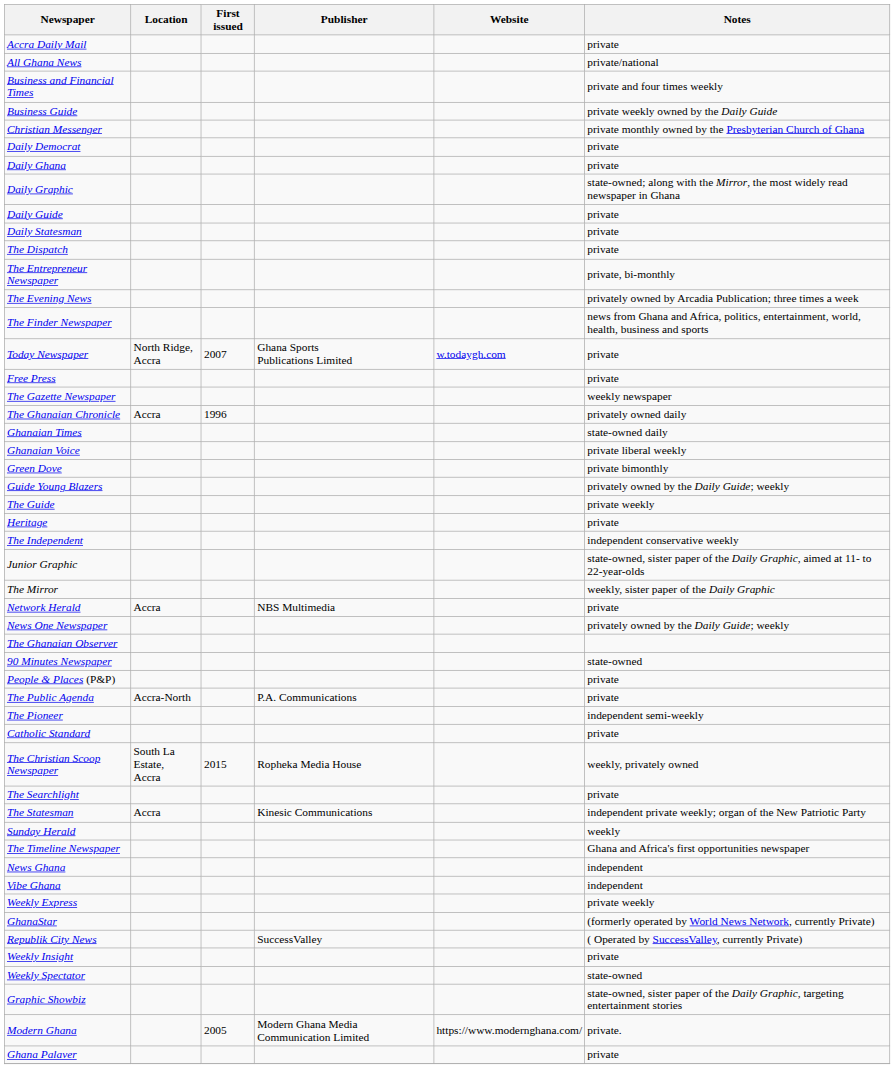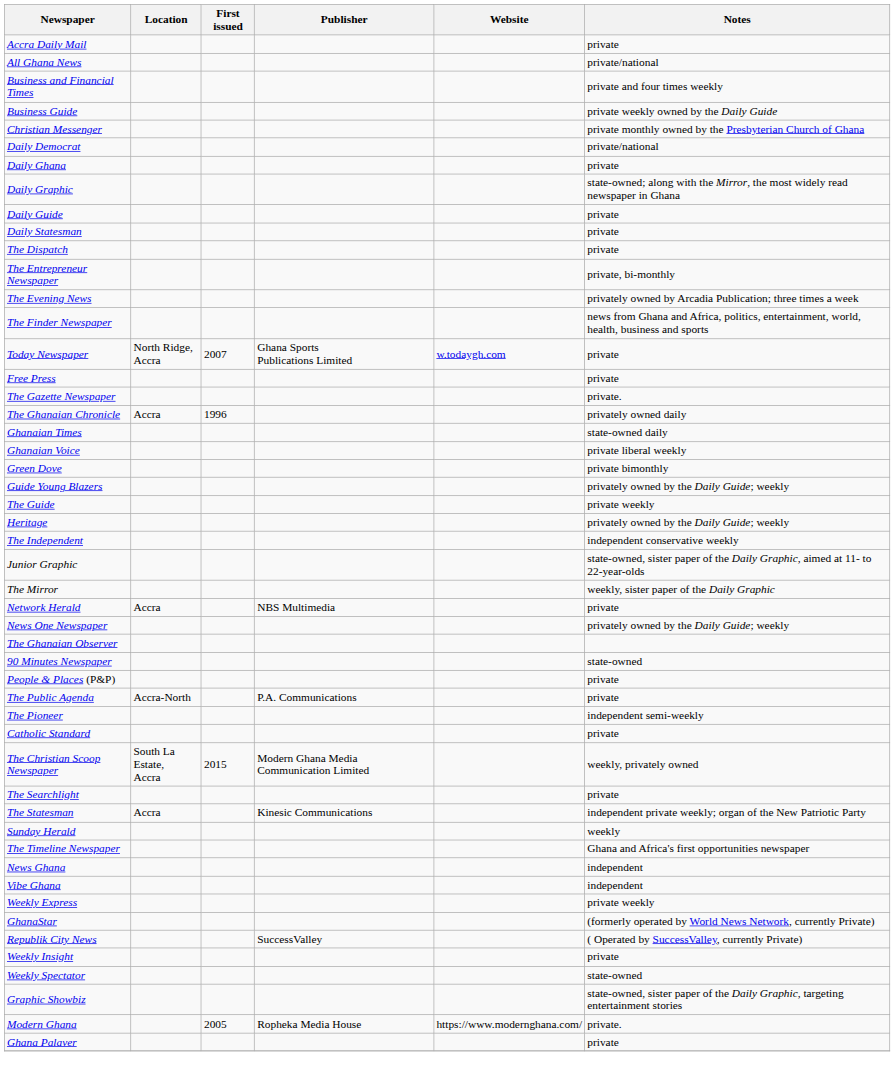(603, 147) private -> (623, 147) private/national
(629, 396) weekly newspaper -> (604, 396) private.
(603, 522) private -> (688, 522) privately owned by the Daily Guide; weekly
(309, 764) Ropheka Media House -> (313, 764) Modern Ghana Media Communication Limited
(313, 1030) Modern Ghana Media Communication Limited -> (309, 1024) Ropheka Media House
